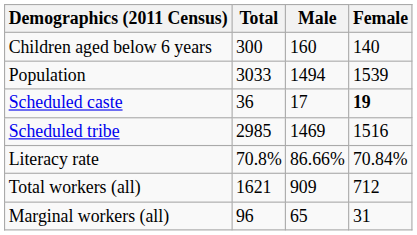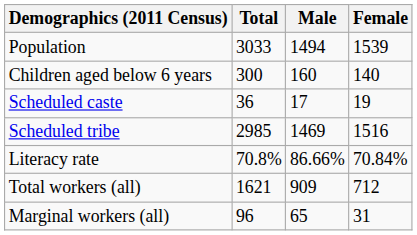rows swapped: (47, 74) <-> (110, 46)
(362, 103) bold -> (362, 103) normal
